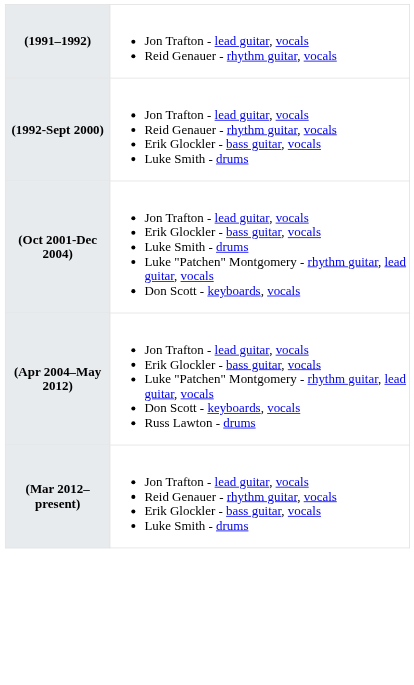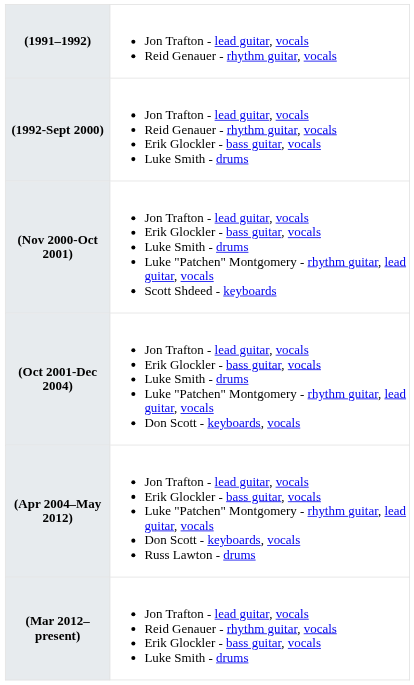+ row: (58, 247)
